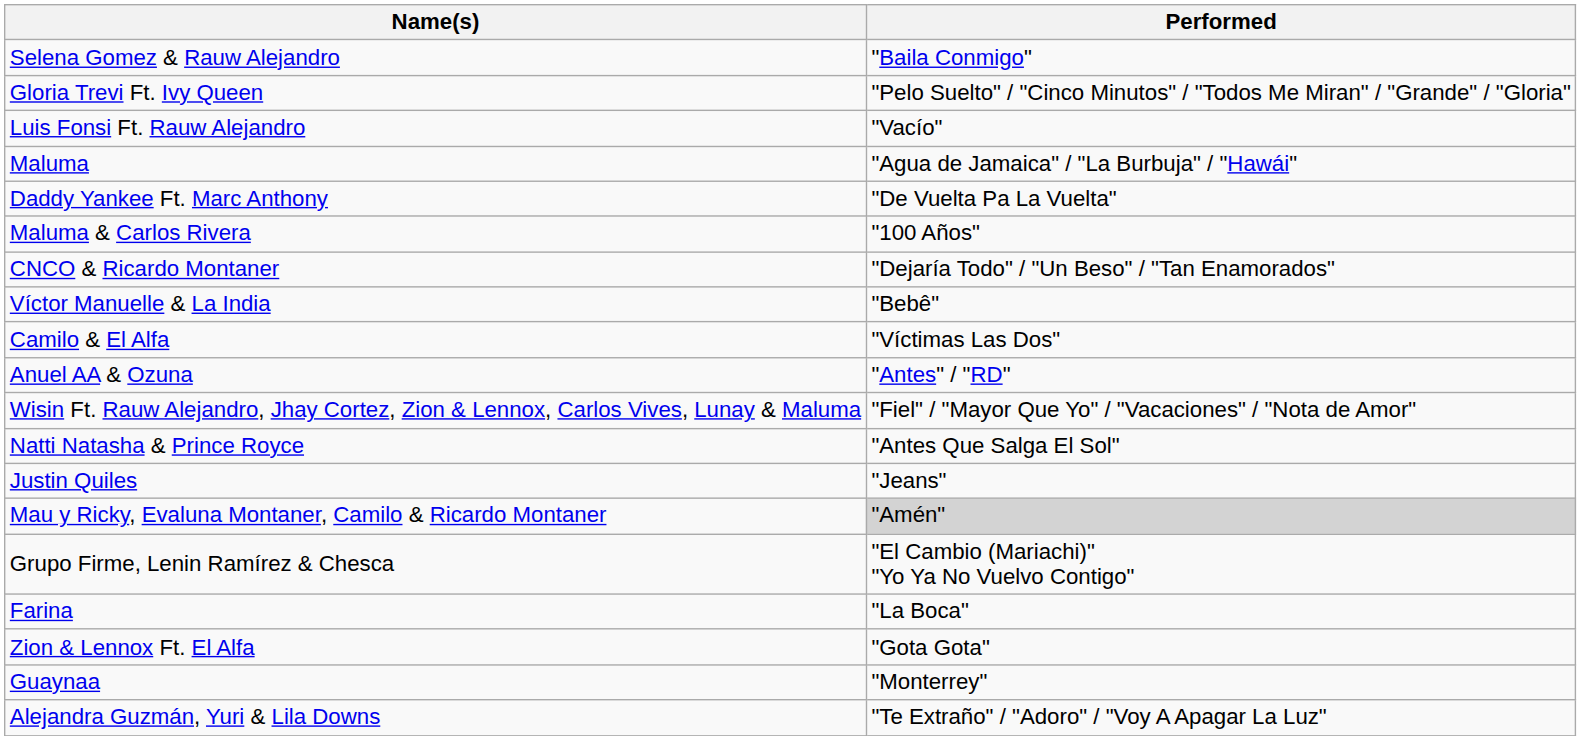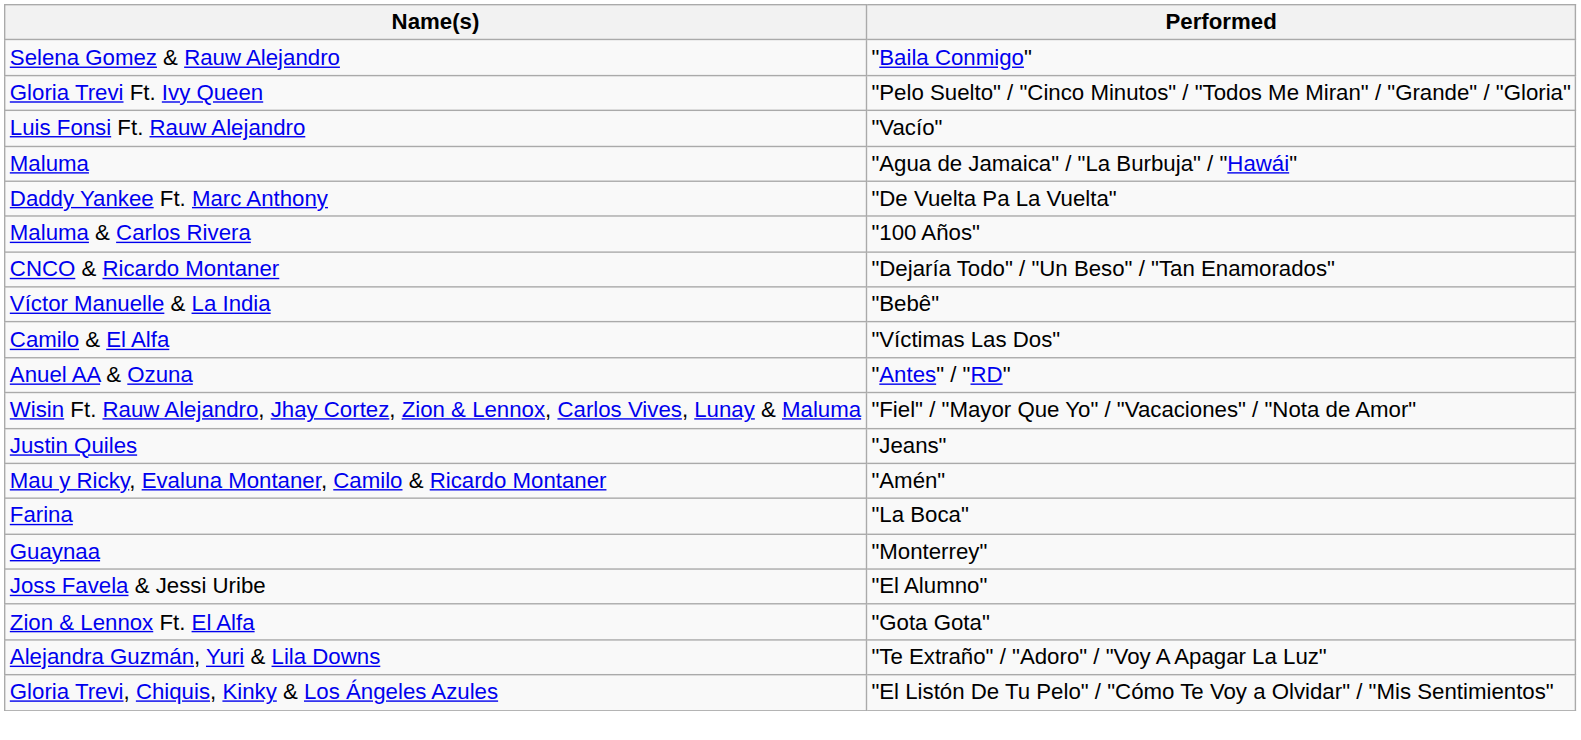- row: (157, 445)
(908, 515) lightgrey background -> (908, 480) no background
- row: (202, 563)
rows swapped: (132, 646) <-> (55, 682)
+ row: (138, 586)
+ row: (254, 692)
